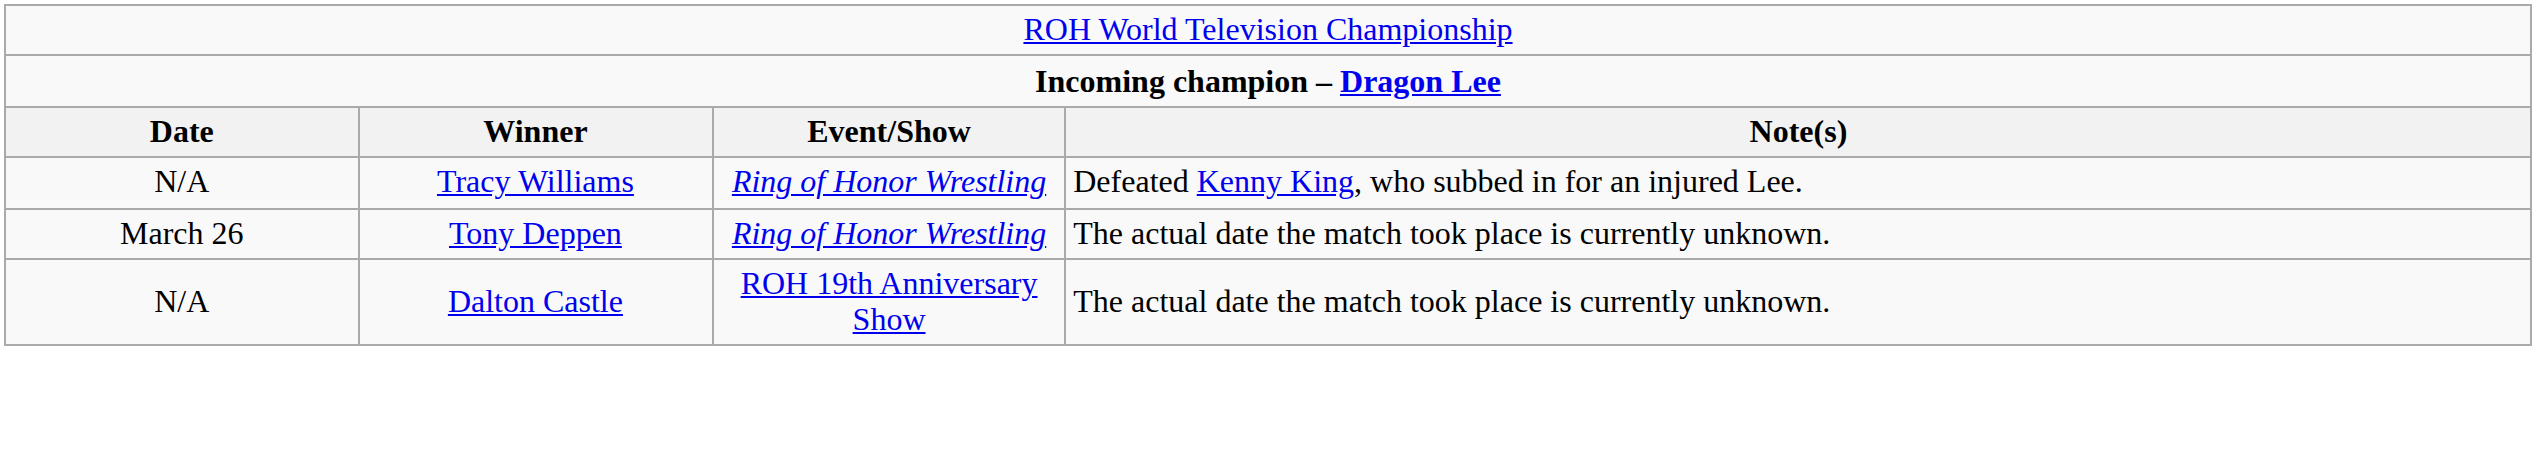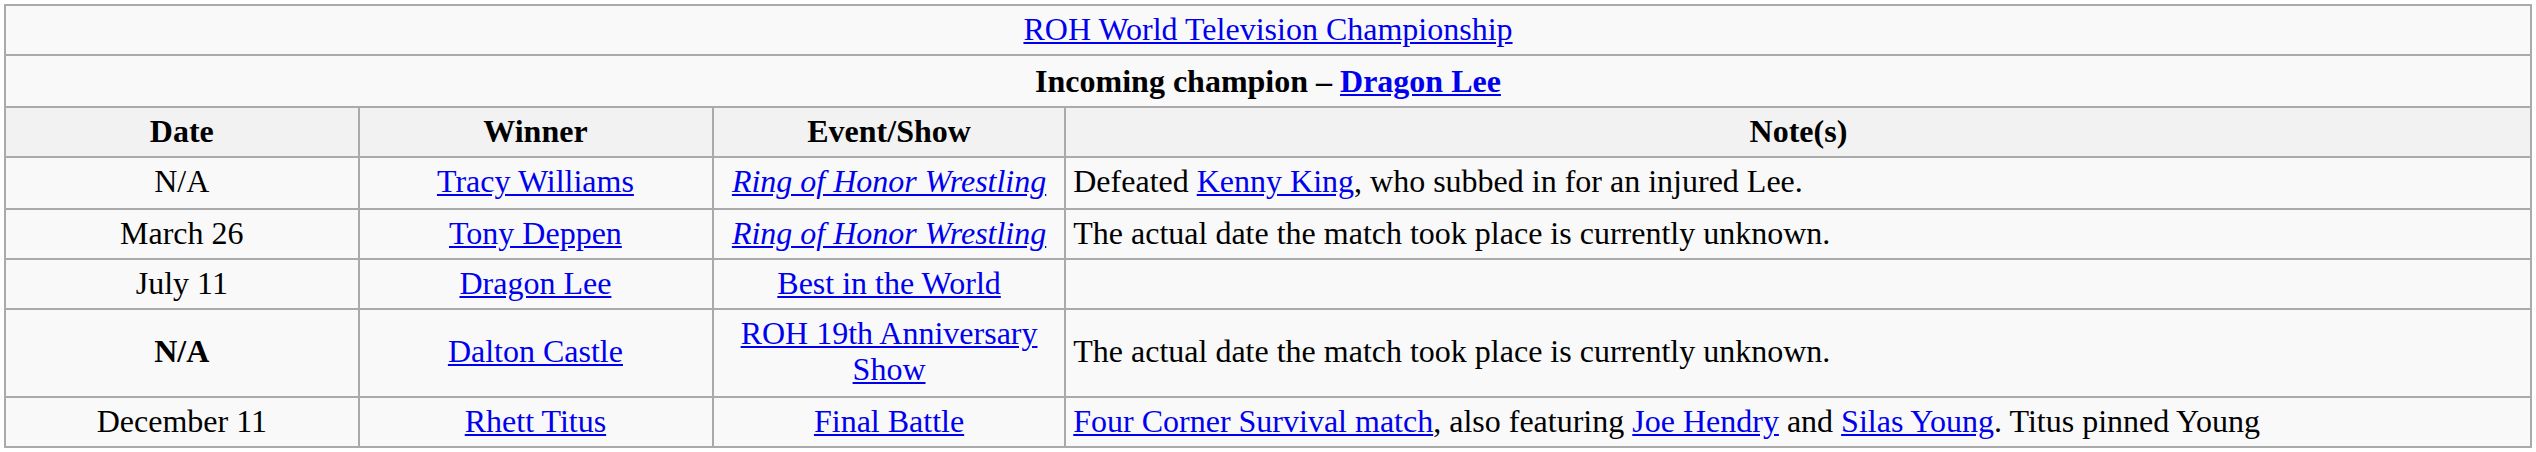+ row: (535, 283)
(182, 301) normal -> (182, 352) bold
+ row: (535, 421)
